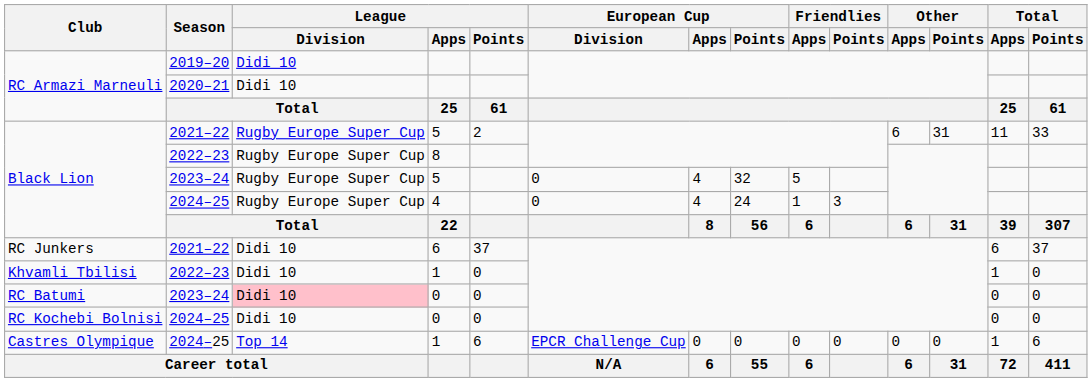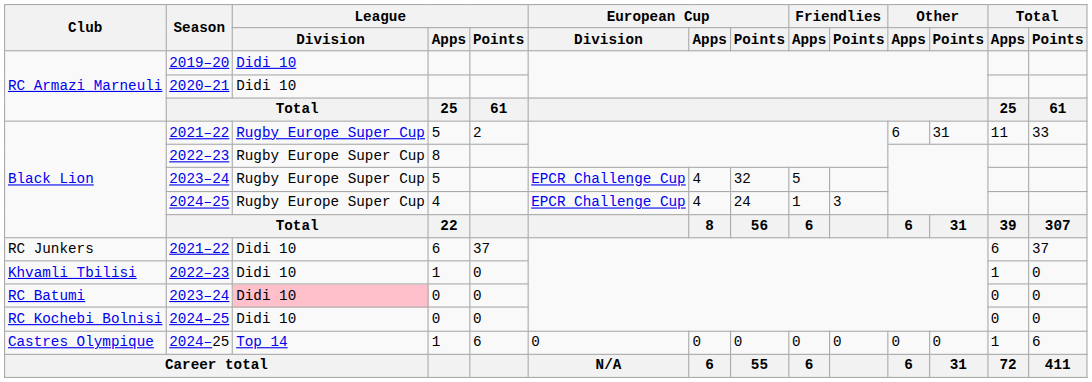(536, 179) 0 -> (608, 179) EPCR Challenge Cup
(536, 203) 0 -> (608, 203) EPCR Challenge Cup
(608, 342) EPCR Challenge Cup -> (536, 342) 0
